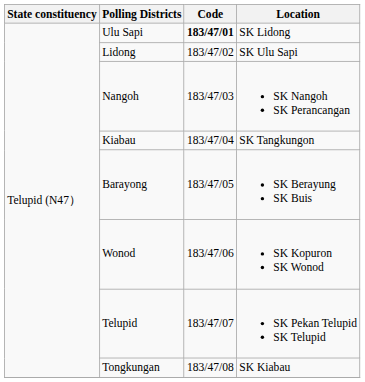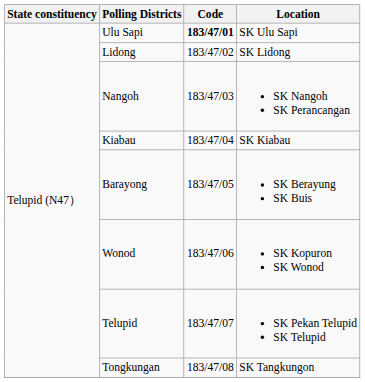(265, 32) SK Lidong -> (268, 32) SK Ulu Sapi
(268, 51) SK Ulu Sapi -> (265, 51) SK Lidong
(277, 140) SK Tangkungon -> (265, 140) SK Kiabau
(265, 367) SK Kiabau -> (277, 367) SK Tangkungon
